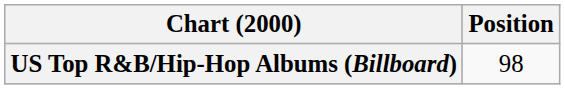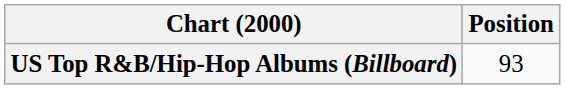(511, 63) 98 -> (511, 63) 93
